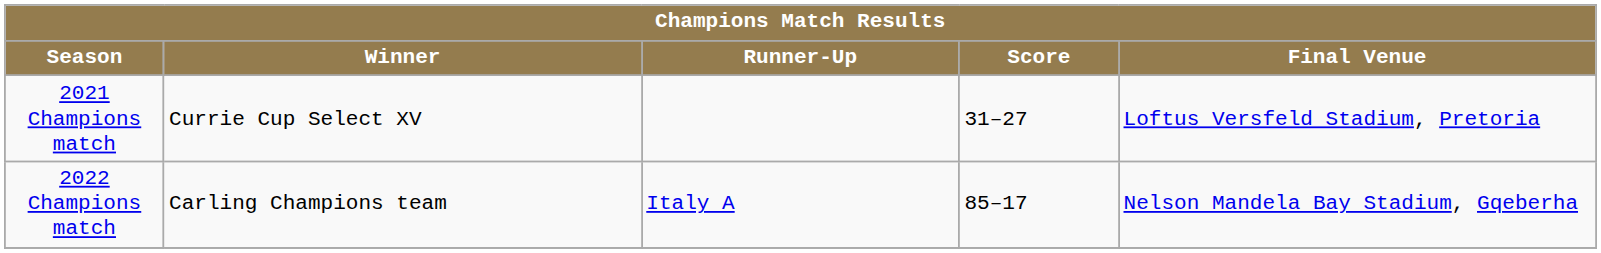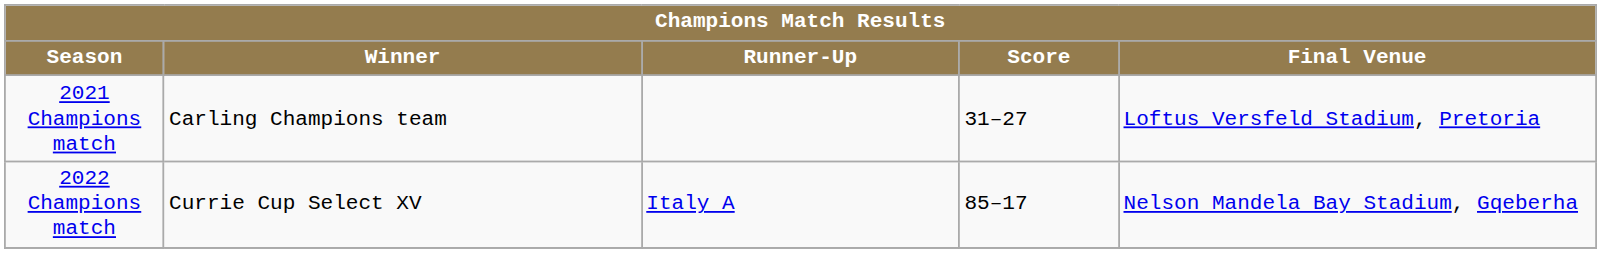(295, 118) Currie Cup Select XV -> (308, 118) Carling Champions team
(308, 204) Carling Champions team -> (295, 204) Currie Cup Select XV
